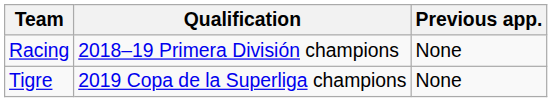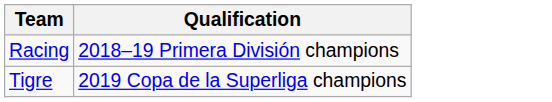- column: (479, 19)
